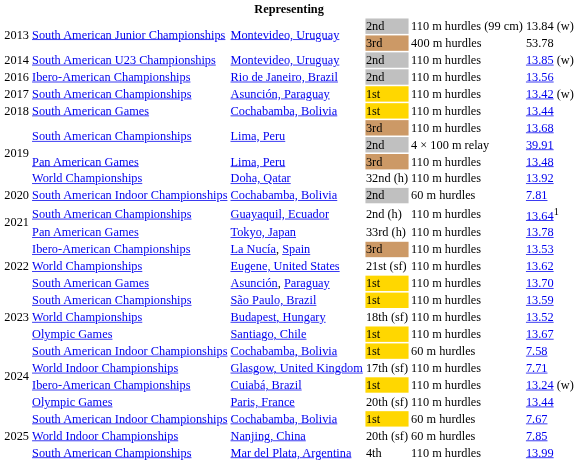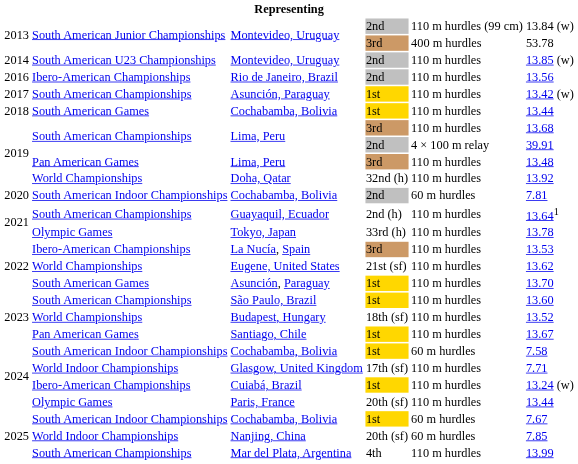(85, 232) Pan American Games -> (72, 232) Olympic Games
(540, 300) 13.59 -> (540, 300) 13.60
(72, 334) Olympic Games -> (85, 334) Pan American Games
